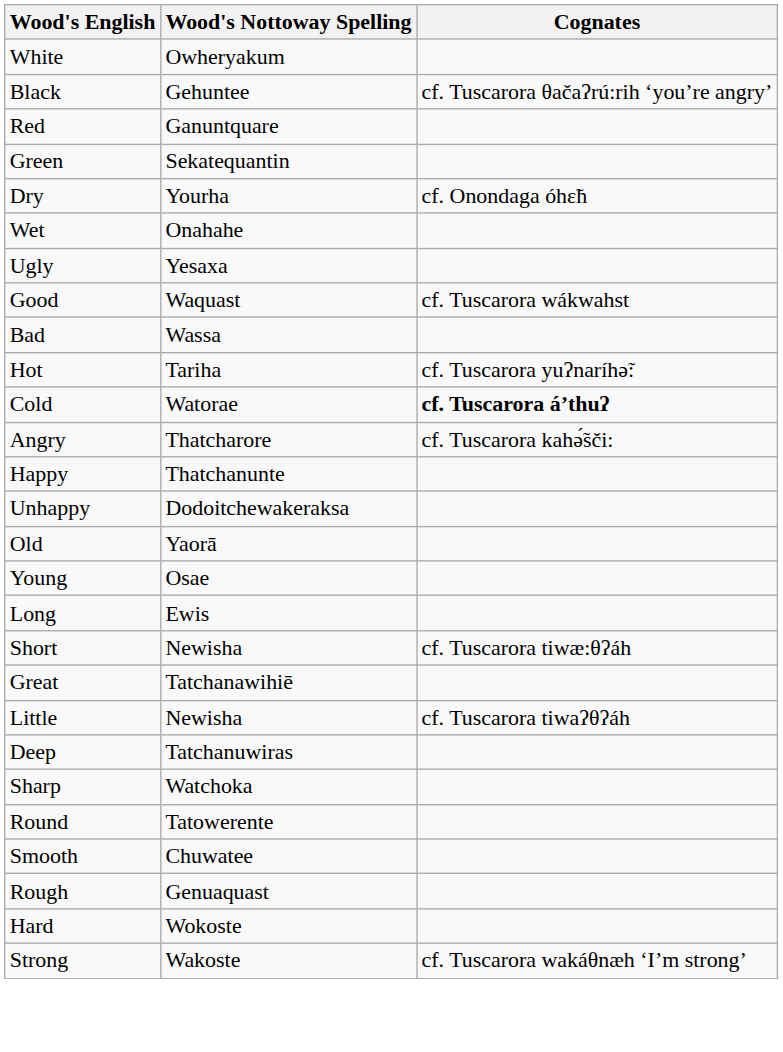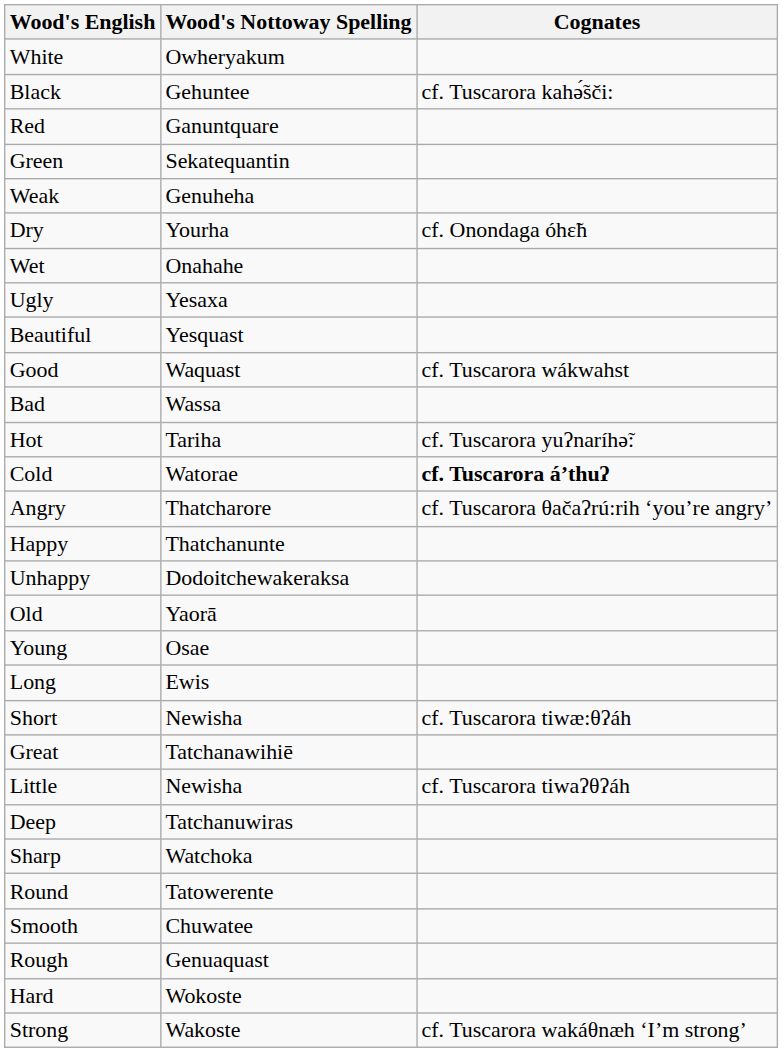(597, 91) cf. Tuscarora θačaʔrú:rih ‘you’re angry’ -> (517, 91) cf. Tuscarora kahə̃́sči:
+ row: (34, 195)
+ row: (51, 334)
(517, 439) cf. Tuscarora kahə̃́sči: -> (597, 508) cf. Tuscarora θačaʔrú:rih ‘you’re angry’
